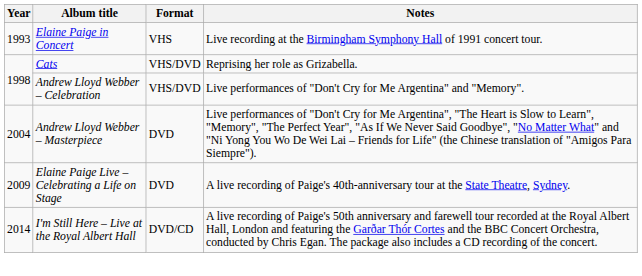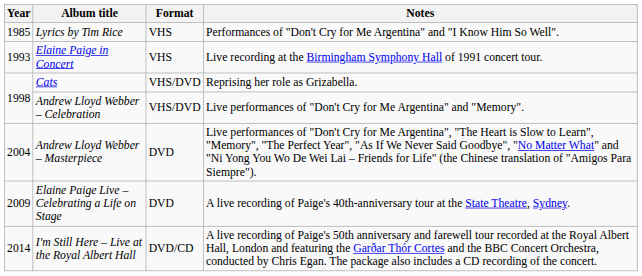+ row: (79, 32)
